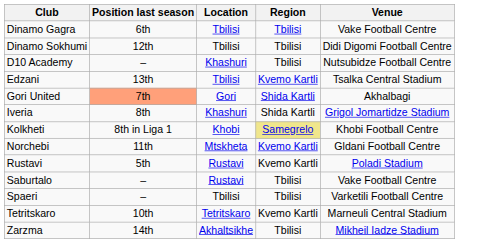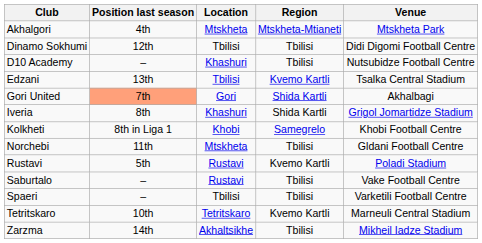+ row: (29, 29)
- row: (41, 29)
(288, 130) khaki background -> (300, 130) no background
(288, 146) Kvemo Kartli -> (300, 146) Tbilisi
